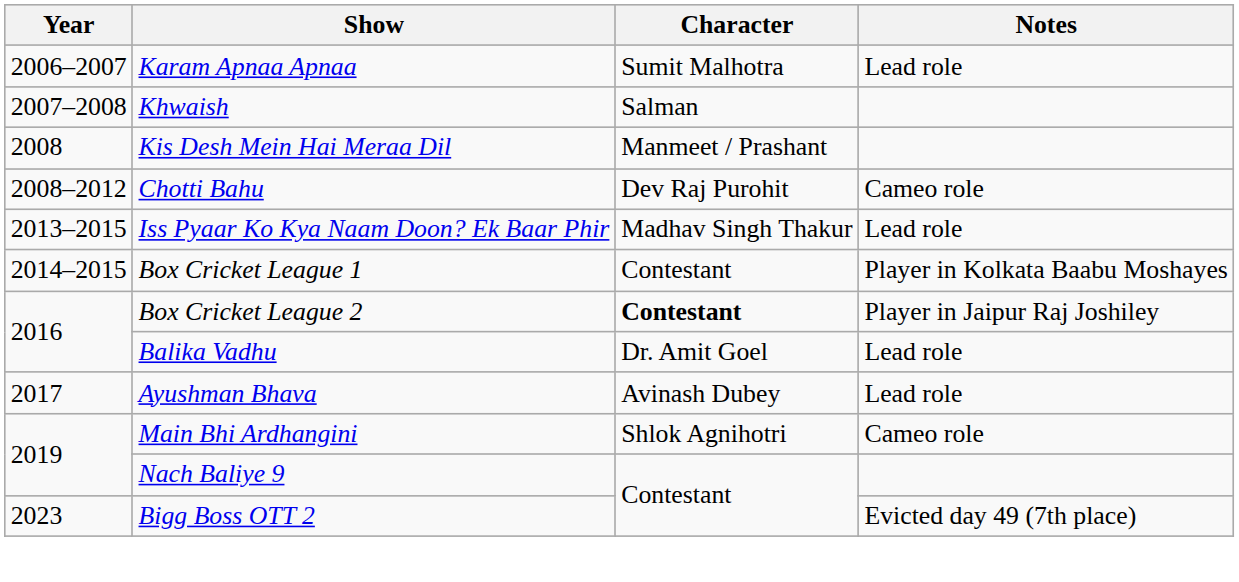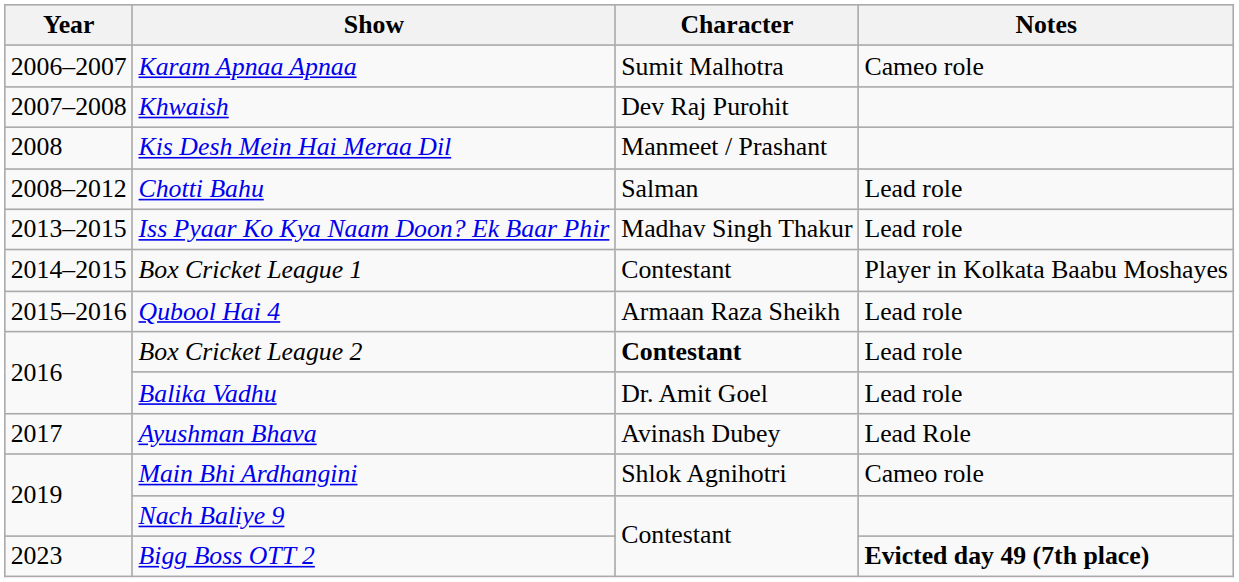(913, 65) Lead role -> (924, 65) Cameo role
(660, 106) Salman -> (705, 106) Dev Raj Purohit
(705, 188) Dev Raj Purohit -> (660, 188) Salman
(924, 188) Cameo role -> (913, 188) Lead role
+ row: (209, 310)
(1012, 310) Player in Jaipur Raj Joshiley -> (913, 351) Lead role
(913, 392) Lead role -> (918, 433) Lead Role
(1000, 515) normal -> (1007, 556) bold
